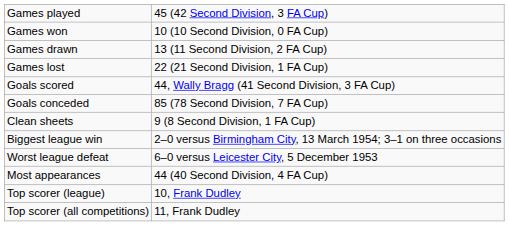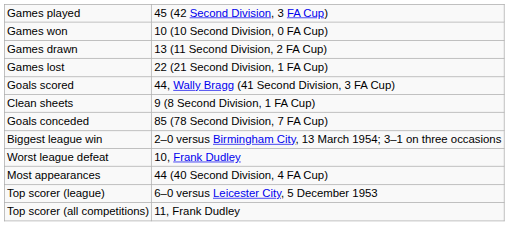rows swapped: (48, 103) <-> (40, 121)
(266, 157) 6–0 versus Leicester City, 5 December 1953 -> (198, 157) 10, Frank Dudley
(198, 193) 10, Frank Dudley -> (266, 193) 6–0 versus Leicester City, 5 December 1953
